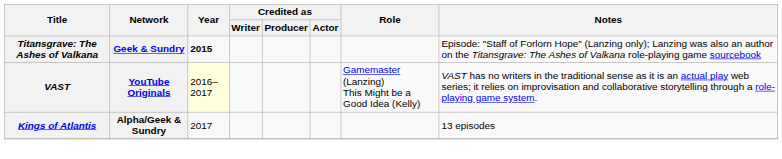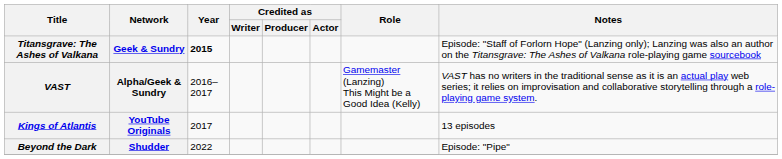(149, 87) YouTube Originals -> (149, 87) Alpha/Geek & Sundry
(204, 87) lightyellow background -> (204, 87) no background
(149, 125) Alpha/Geek & Sundry -> (149, 125) YouTube Originals
+ row: (57, 146)
